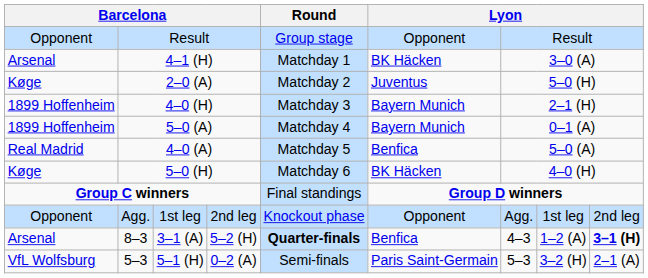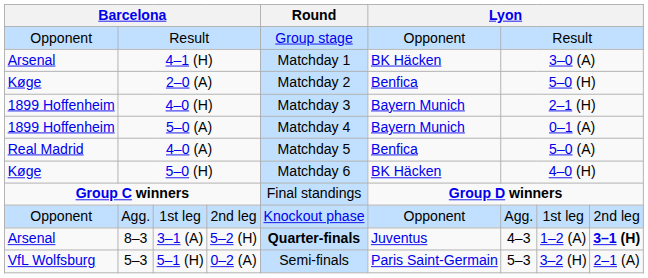(399, 82) Juventus -> (394, 82) Benfica
(394, 238) Benfica -> (399, 238) Juventus
